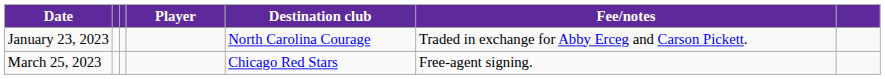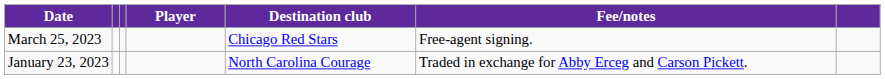rows swapped: (58, 39) <-> (55, 62)
